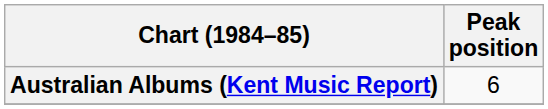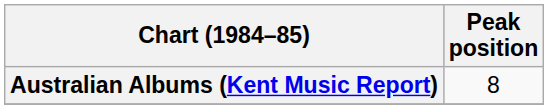(493, 85) 6 -> (493, 85) 8
